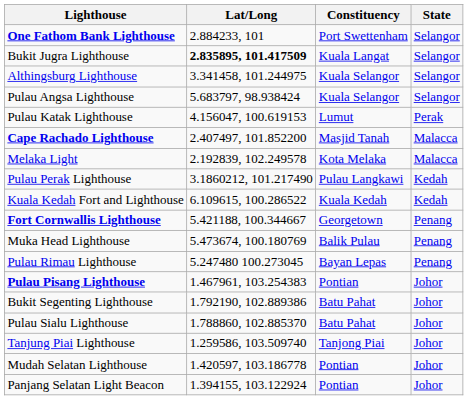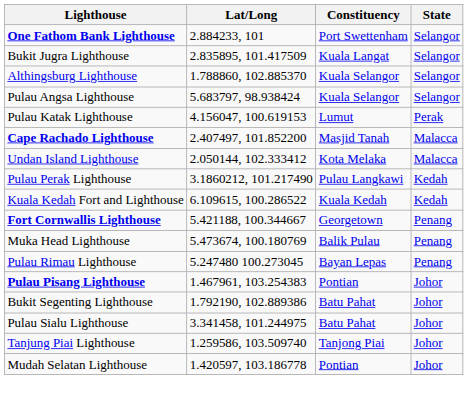(248, 55) bold -> (248, 55) normal
(248, 76) 3.341458, 101.244975 -> (248, 76) 1.788860, 102.885370
- row: (42, 158)
+ row: (73, 158)
(248, 323) 1.788860, 102.885370 -> (248, 323) 3.341458, 101.244975
- row: (86, 384)
